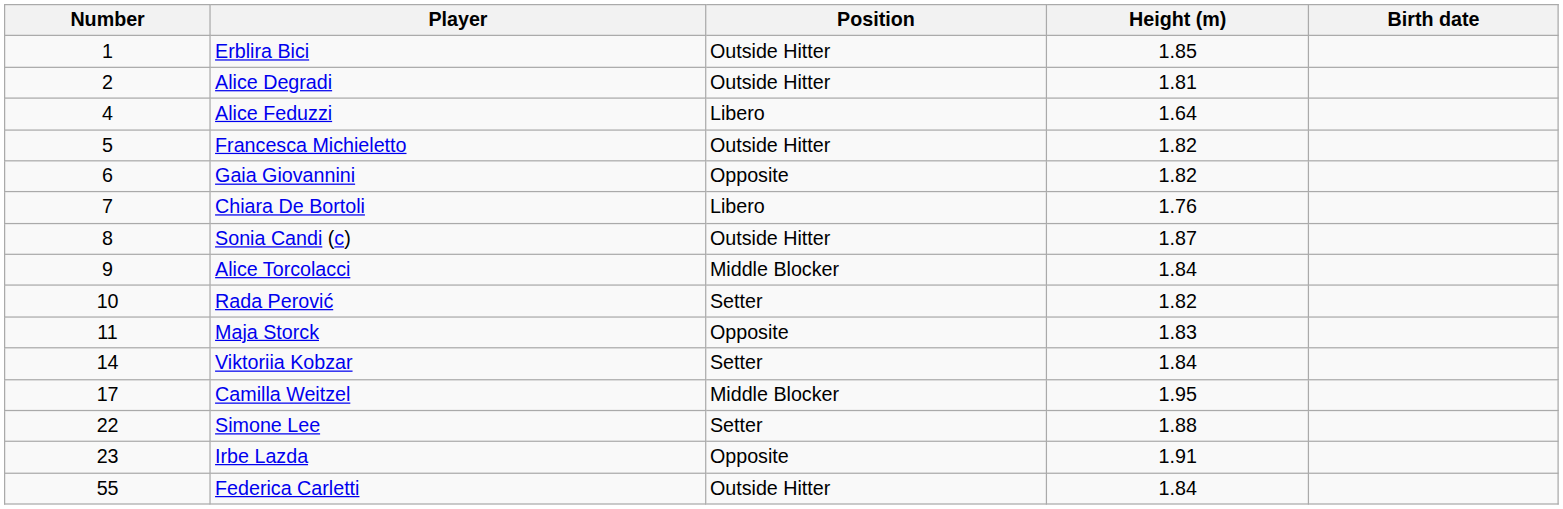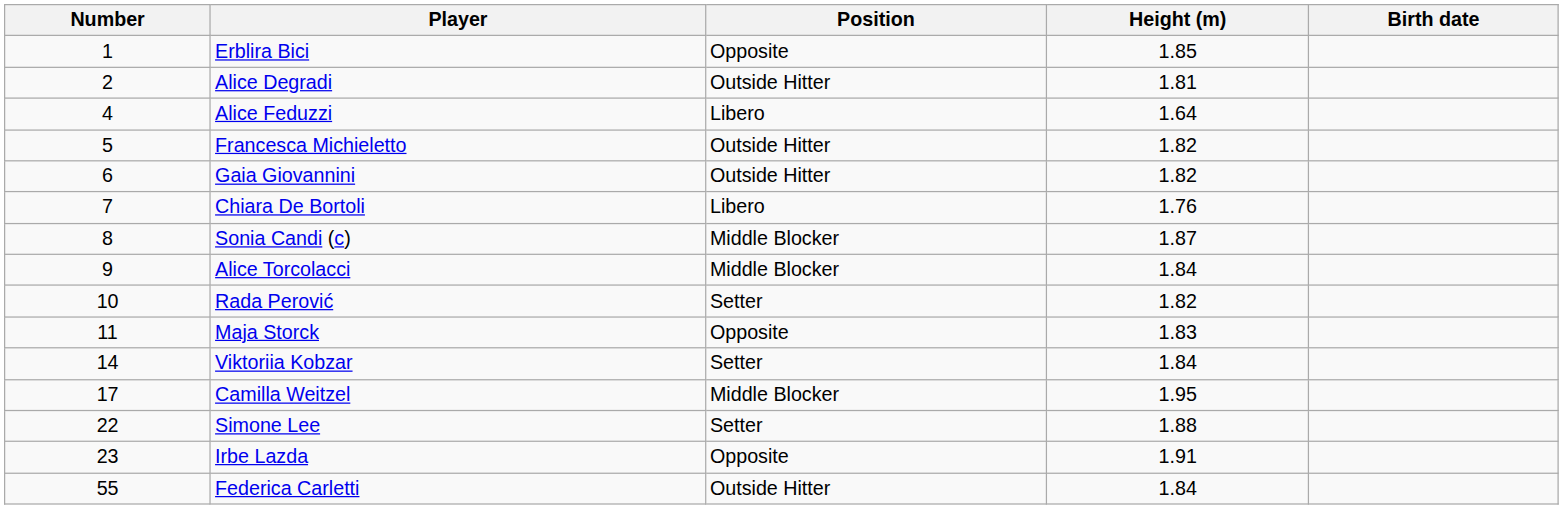(770, 51) Outside Hitter -> (749, 51) Opposite
(749, 176) Opposite -> (770, 176) Outside Hitter
(770, 238) Outside Hitter -> (774, 238) Middle Blocker
